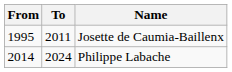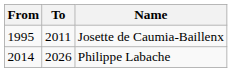(58, 57) 2024 -> (58, 57) 2026
